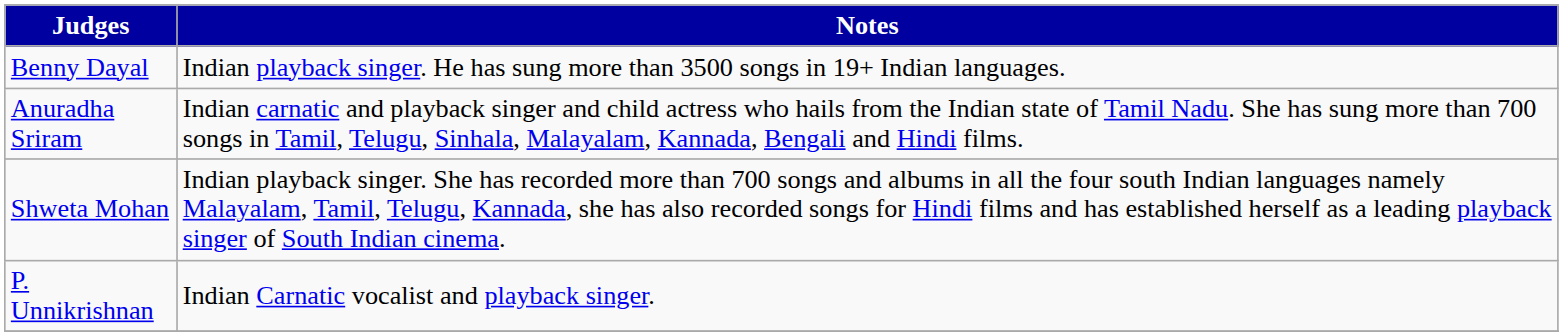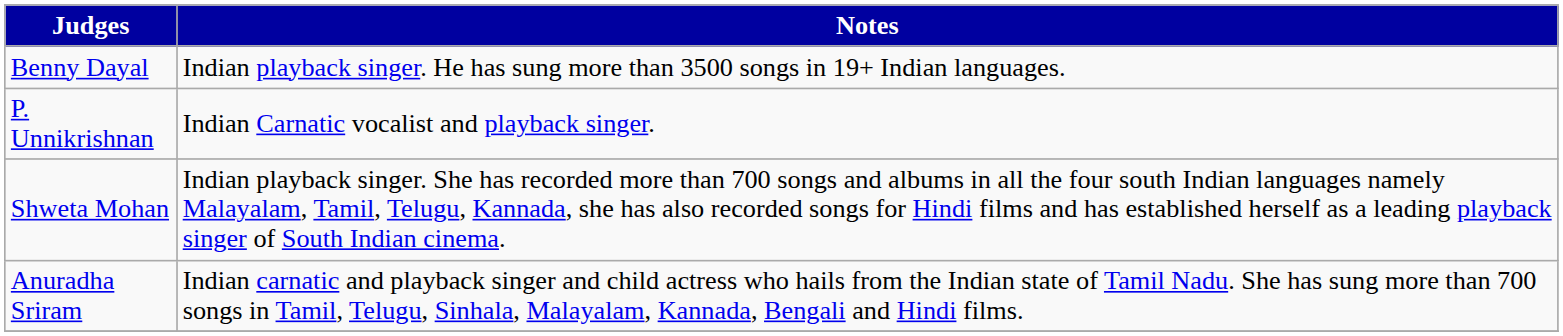rows swapped: (63, 123) <-> (82, 295)
